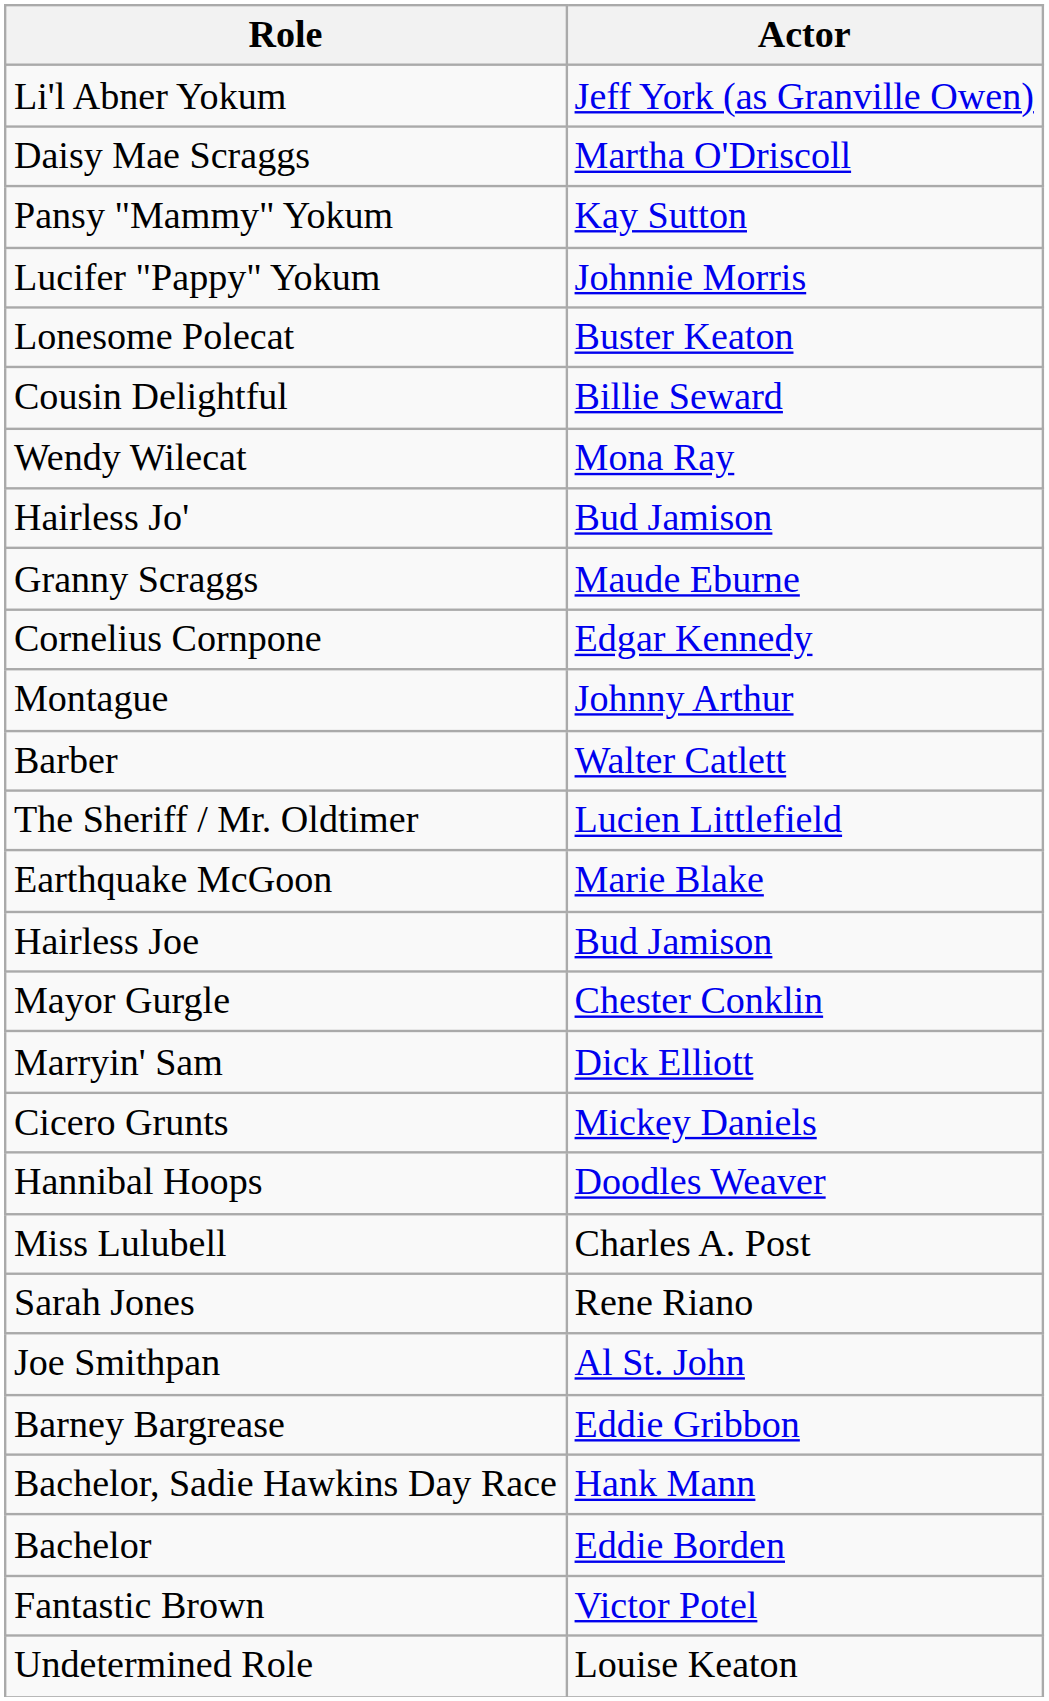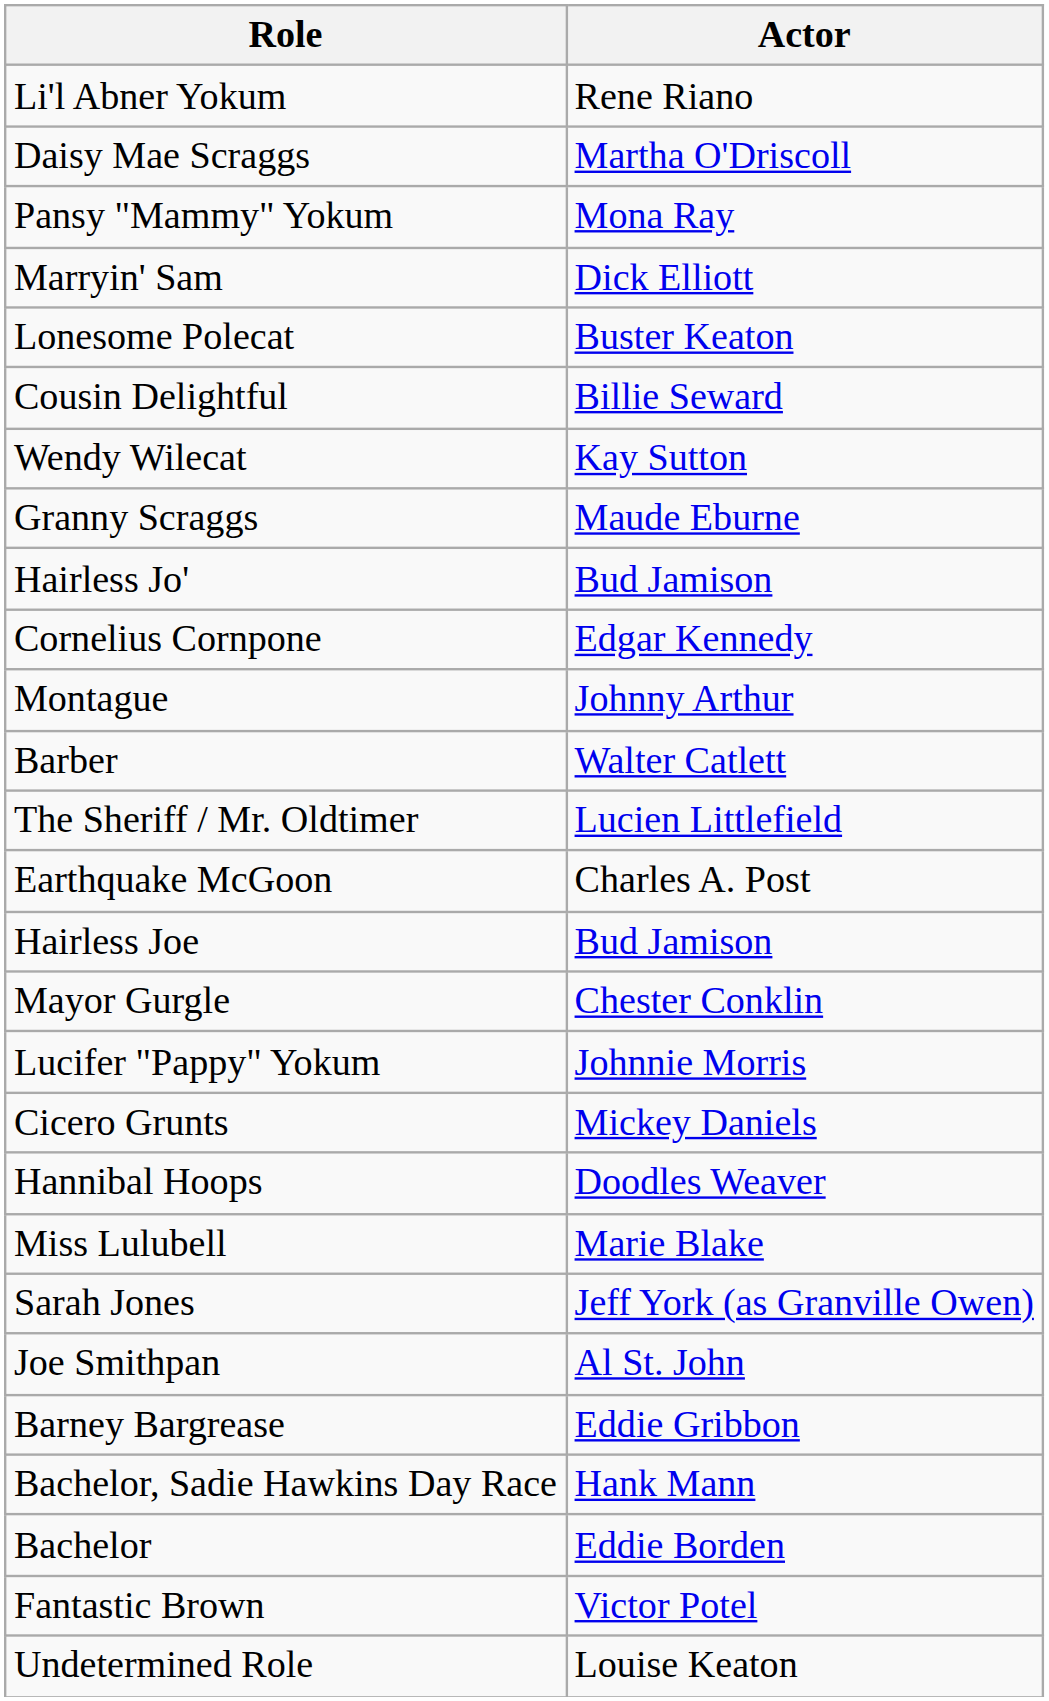(804, 95) Jeff York (as Granville Owen) -> (664, 95) Rene Riano
(661, 215) Kay Sutton -> (654, 215) Mona Ray
rows swapped: (197, 276) <-> (118, 1061)
(654, 457) Mona Ray -> (661, 457) Kay Sutton
rows swapped: (136, 578) <-> (101, 517)
(669, 880) Marie Blake -> (693, 880) Charles A. Post
(693, 1242) Charles A. Post -> (669, 1242) Marie Blake
(664, 1302) Rene Riano -> (804, 1302) Jeff York (as Granville Owen)
